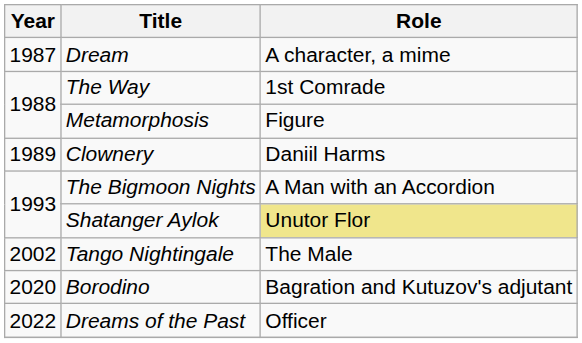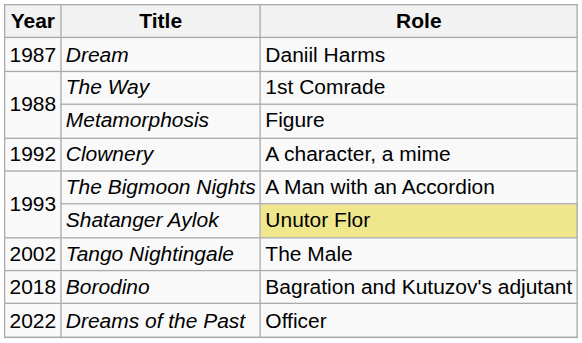(358, 54) A character, a mime -> (325, 54) Daniil Harms
(33, 154) 1989 -> (33, 154) 1992
(325, 154) Daniil Harms -> (358, 154) A character, a mime
(33, 287) 2020 -> (33, 287) 2018
